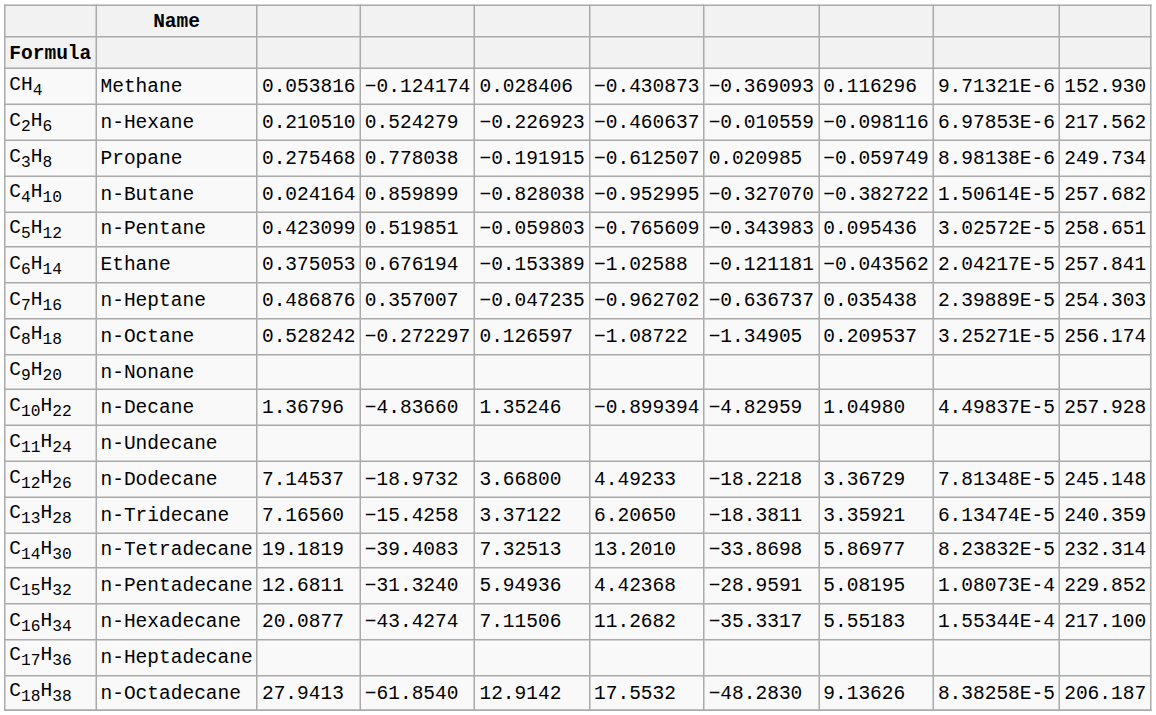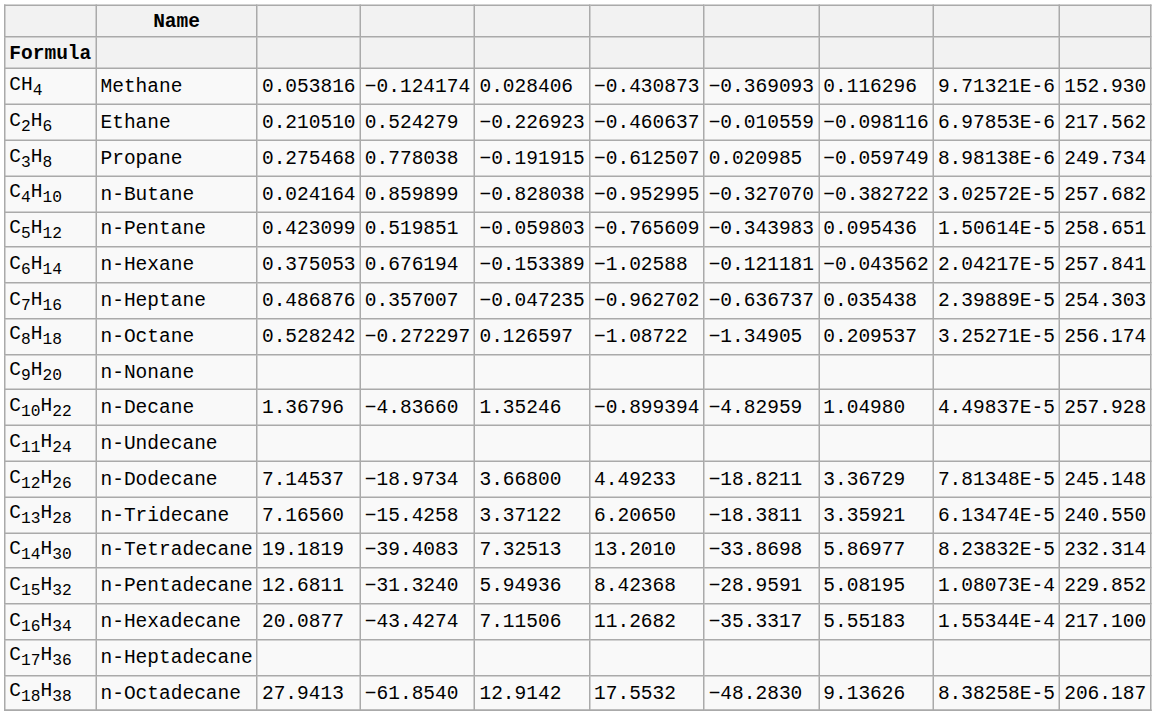(147, 122) n-Hexane -> (136, 122) Ethane
(996, 194) 1.50614E-5 -> (996, 194) 3.02572E-5
(996, 229) 3.02572E-5 -> (996, 229) 1.50614E-5
(136, 265) Ethane -> (147, 265) n-Hexane
(412, 479) −18.9732 -> (412, 479) −18.9734
(755, 479) −18.2218 -> (755, 479) −18.8211
(1105, 515) 240.359 -> (1105, 515) 240.550
(635, 586) 4.42368 -> (635, 586) 8.42368
